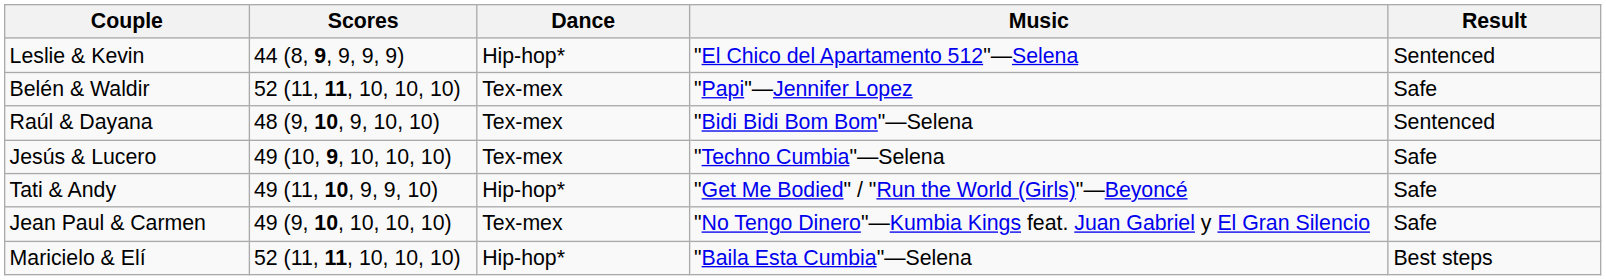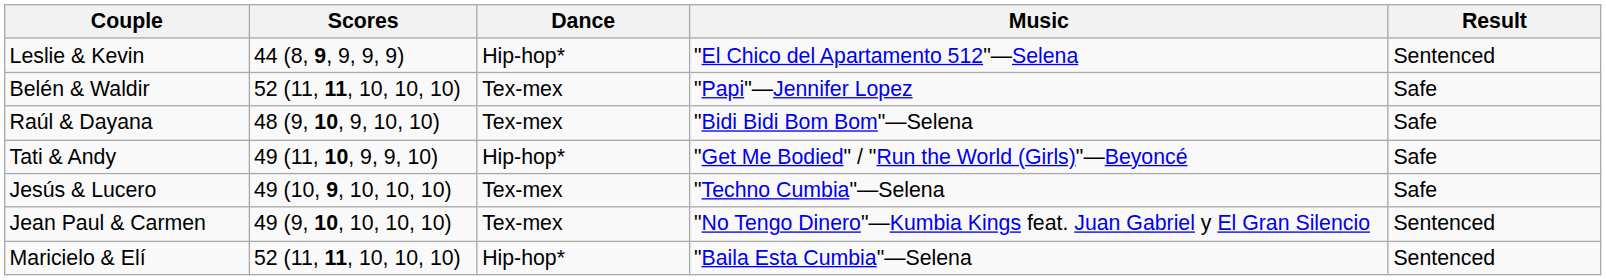(1444, 122) Sentenced -> (1415, 122) Safe
rows swapped: (63, 190) <-> (83, 156)
(1415, 223) Safe -> (1444, 223) Sentenced
(1443, 257) Best steps -> (1444, 257) Sentenced
